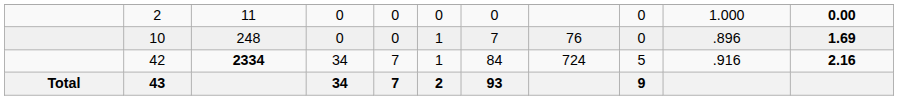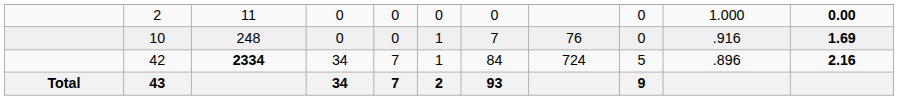(727, 38) .896 -> (727, 38) .916
(727, 60) .916 -> (727, 60) .896
